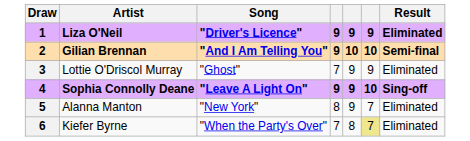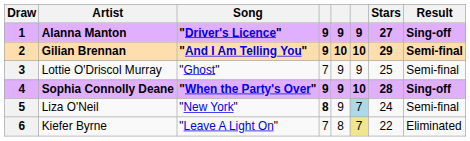+ column: (386, 13)
(92, 32) Liza O'Neil -> (84, 32) Alanna Manton
(412, 32) Eliminated -> (429, 32) Sing-off
(410, 70) Eliminated -> (433, 70) Semi-final
(254, 88) "Leave A Light On" -> (248, 88) "When the Party's Over"
(102, 107) Alanna Manton -> (70, 107) Liza O'Neil
(337, 107) normal -> (325, 107) bold
(370, 107) no background -> (359, 107) lightblue background
(410, 107) Eliminated -> (433, 107) Semi-final
(263, 126) "When the Party's Over" -> (229, 126) "Leave A Light On"
